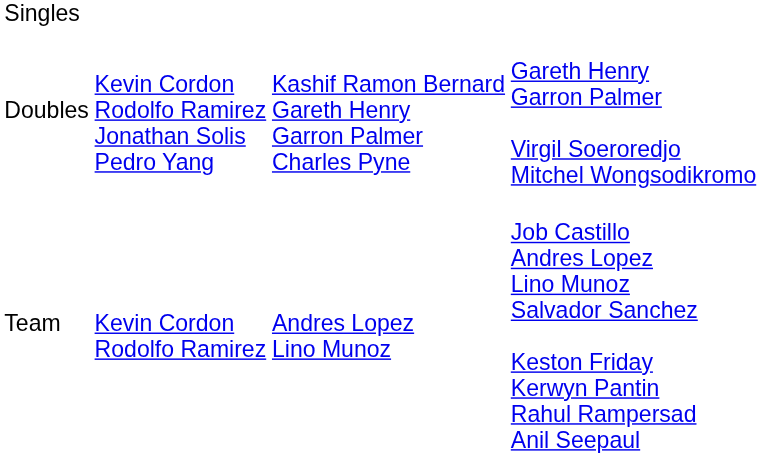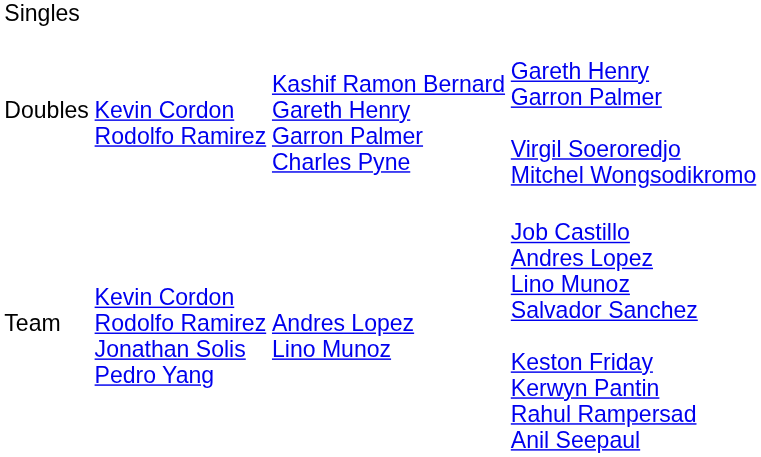(180, 123) Kevin Cordon Rodolfo Ramirez Jonathan Solis Pedro Yang -> (180, 123) Kevin Cordon Rodolfo Ramirez
(180, 336) Kevin Cordon Rodolfo Ramirez -> (180, 336) Kevin Cordon Rodolfo Ramirez Jonathan Solis Pedro Yang
